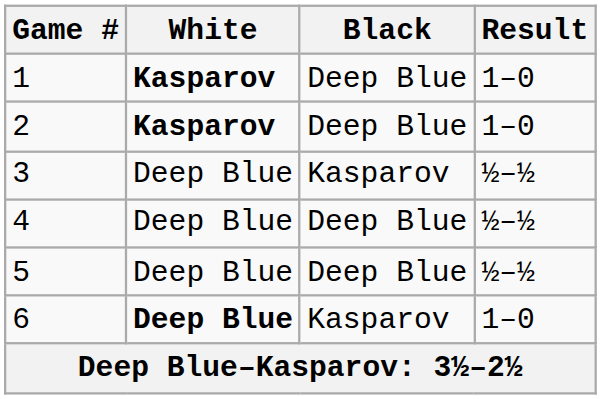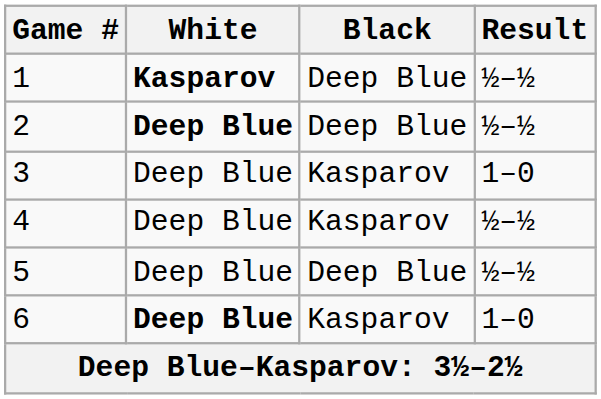(508, 78) 1–0 -> (508, 78) ½–½
(204, 127) Kasparov -> (213, 127) Deep Blue
(508, 127) 1–0 -> (508, 127) ½–½
(508, 175) ½–½ -> (508, 175) 1–0
(387, 223) Deep Blue -> (378, 223) Kasparov
